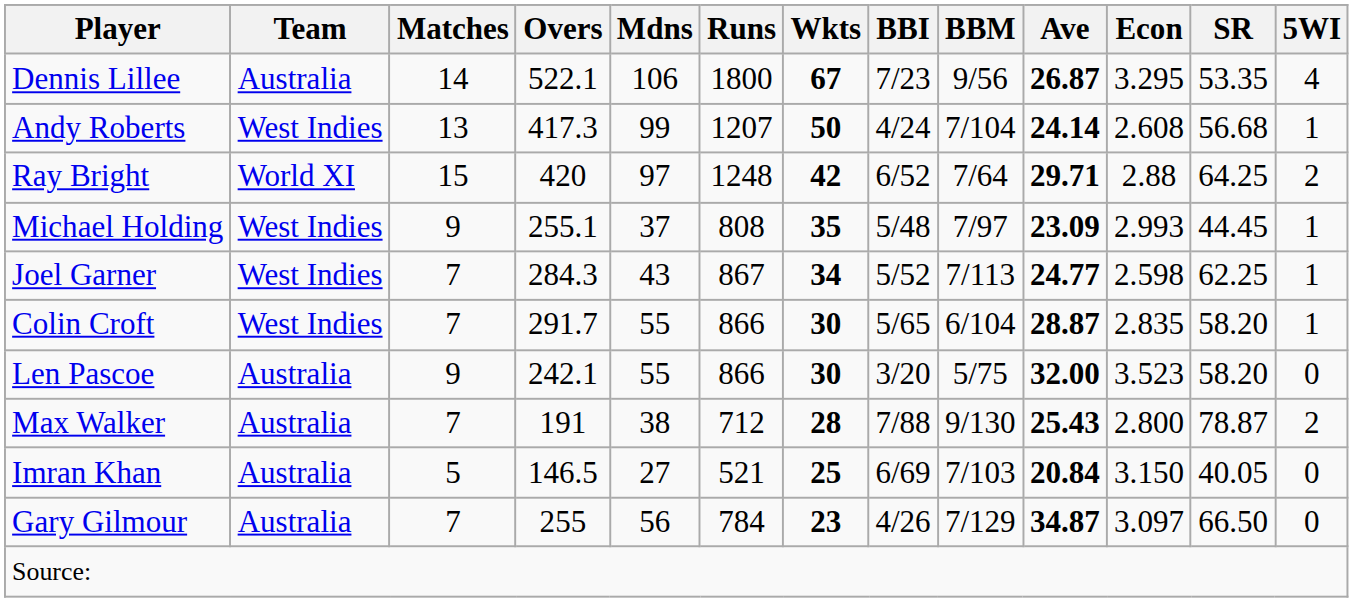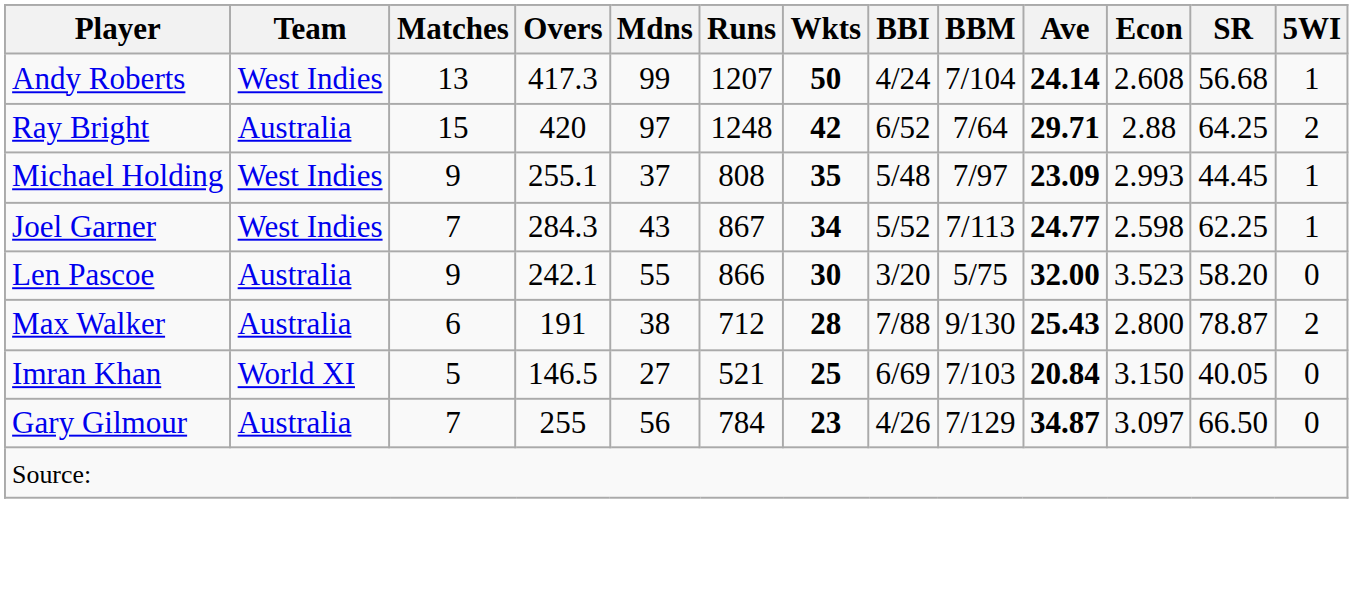- row: (96, 78)
(296, 176) World XI -> (295, 127) Australia
- row: (83, 324)
(453, 422) 7 -> (453, 324) 6
(295, 472) Australia -> (296, 373) World XI
